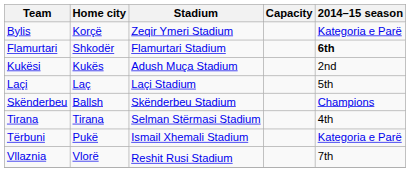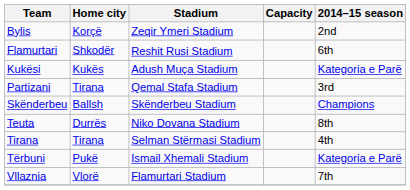(360, 31) Kategoria e Parë -> (327, 31) 2nd
(178, 48) Flamurtari Stadium -> (182, 51) Reshit Rusi Stadium
(326, 48) bold -> (325, 50) normal
(327, 66) 2nd -> (360, 69) Kategoria e Parë
- row: (17, 84)
+ row: (29, 87)
+ row: (21, 122)
(182, 158) Reshit Rusi Stadium -> (178, 176) Flamurtari Stadium
